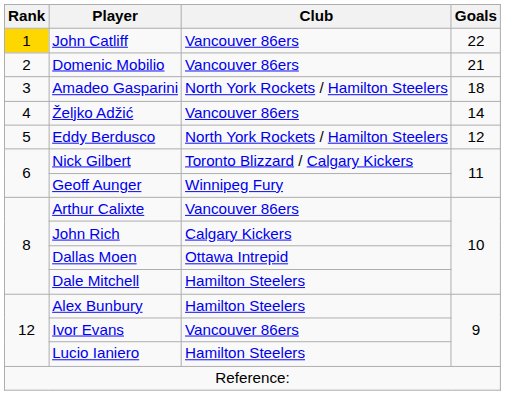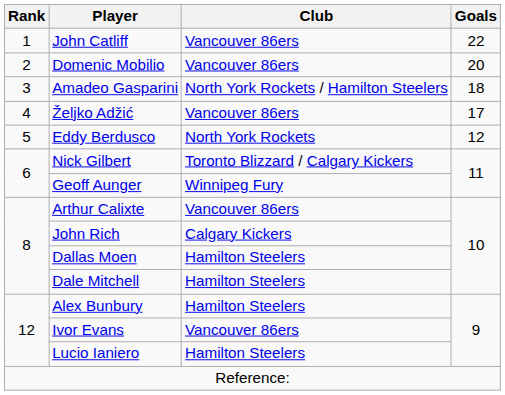(27, 40) gold background -> (27, 40) no background
(476, 64) 21 -> (476, 64) 20
(476, 112) 14 -> (476, 112) 17
(316, 137) North York Rockets / Hamilton Steelers -> (250, 137) North York Rockets
(237, 257) Ottawa Intrepid -> (245, 257) Hamilton Steelers
